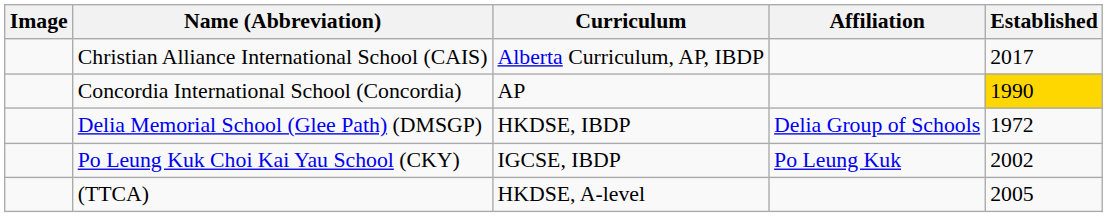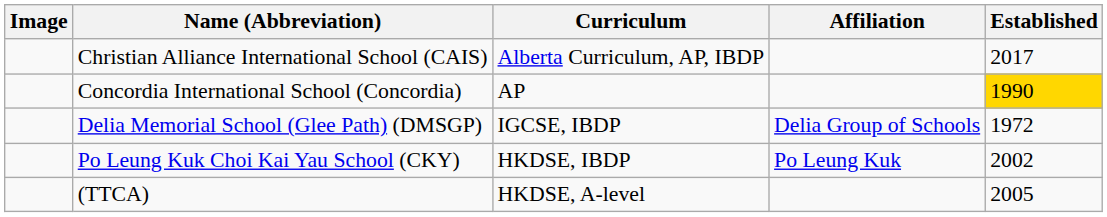(564, 125) HKDSE, IBDP -> (559, 125) IGCSE, IBDP
(559, 159) IGCSE, IBDP -> (564, 159) HKDSE, IBDP
